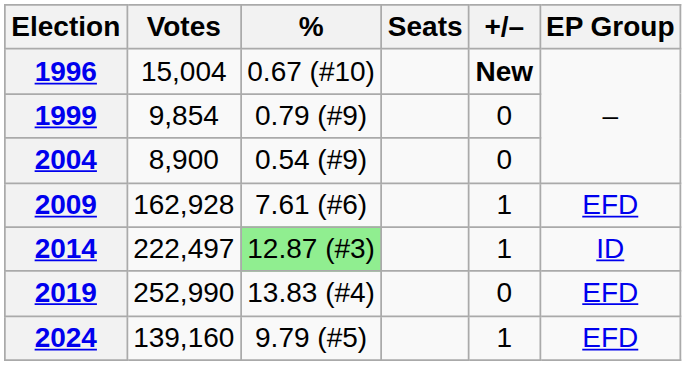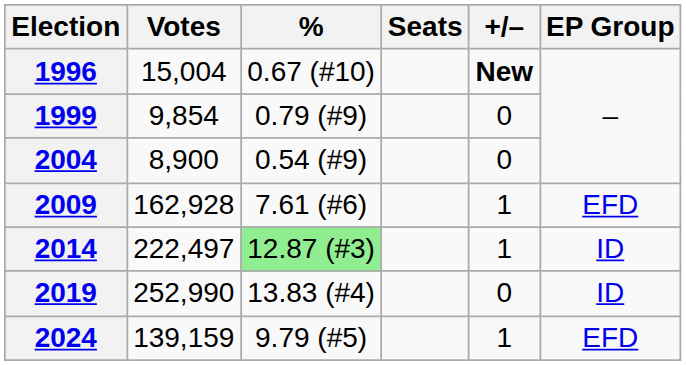(610, 293) EFD -> (610, 293) ID
(184, 337) 139,160 -> (184, 337) 139,159
